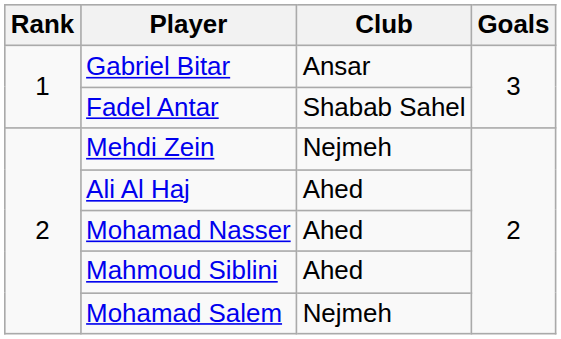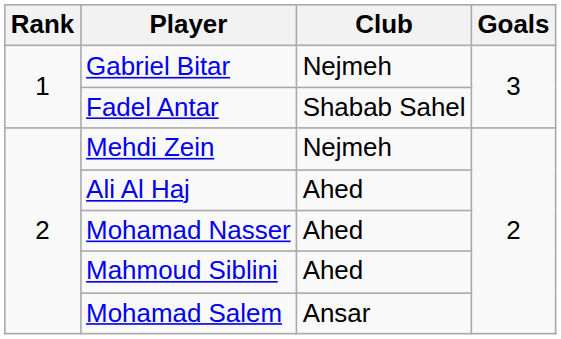(336, 66) Ansar -> (347, 66) Nejmeh
(347, 312) Nejmeh -> (336, 312) Ansar
